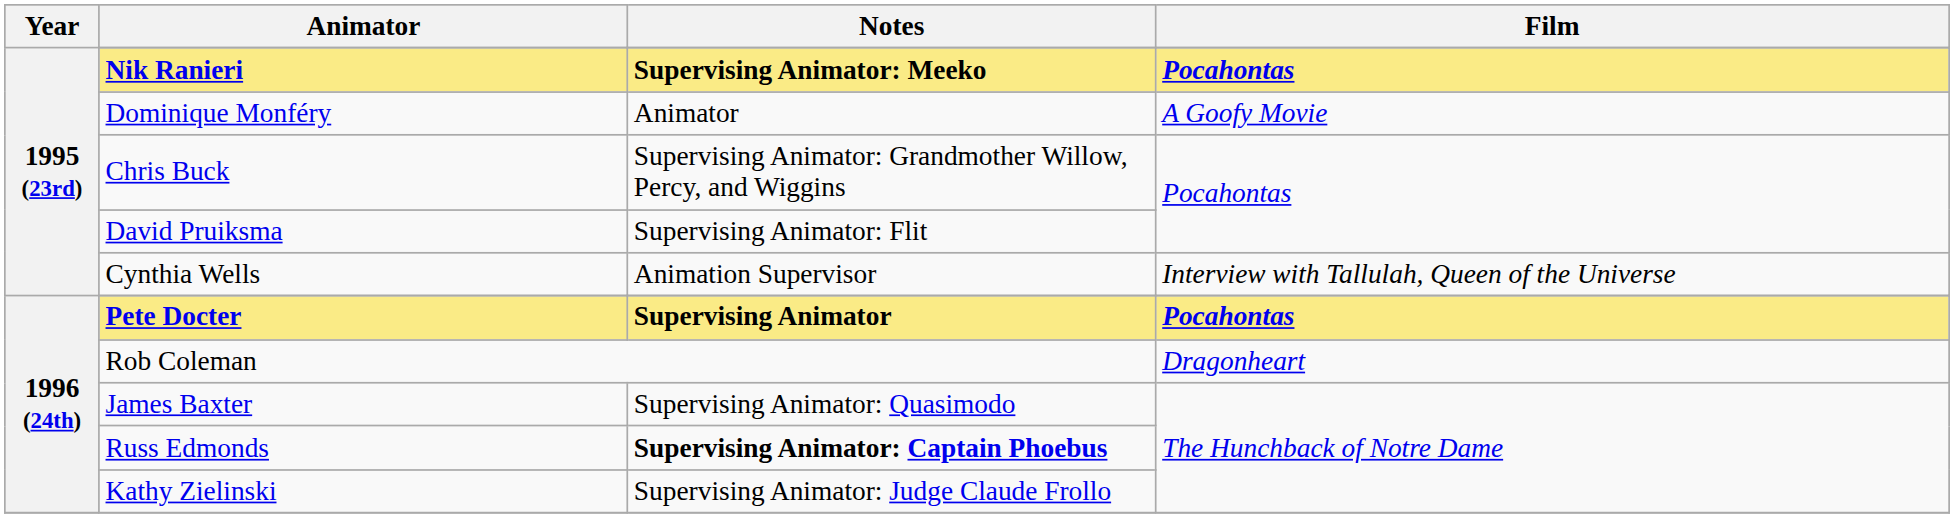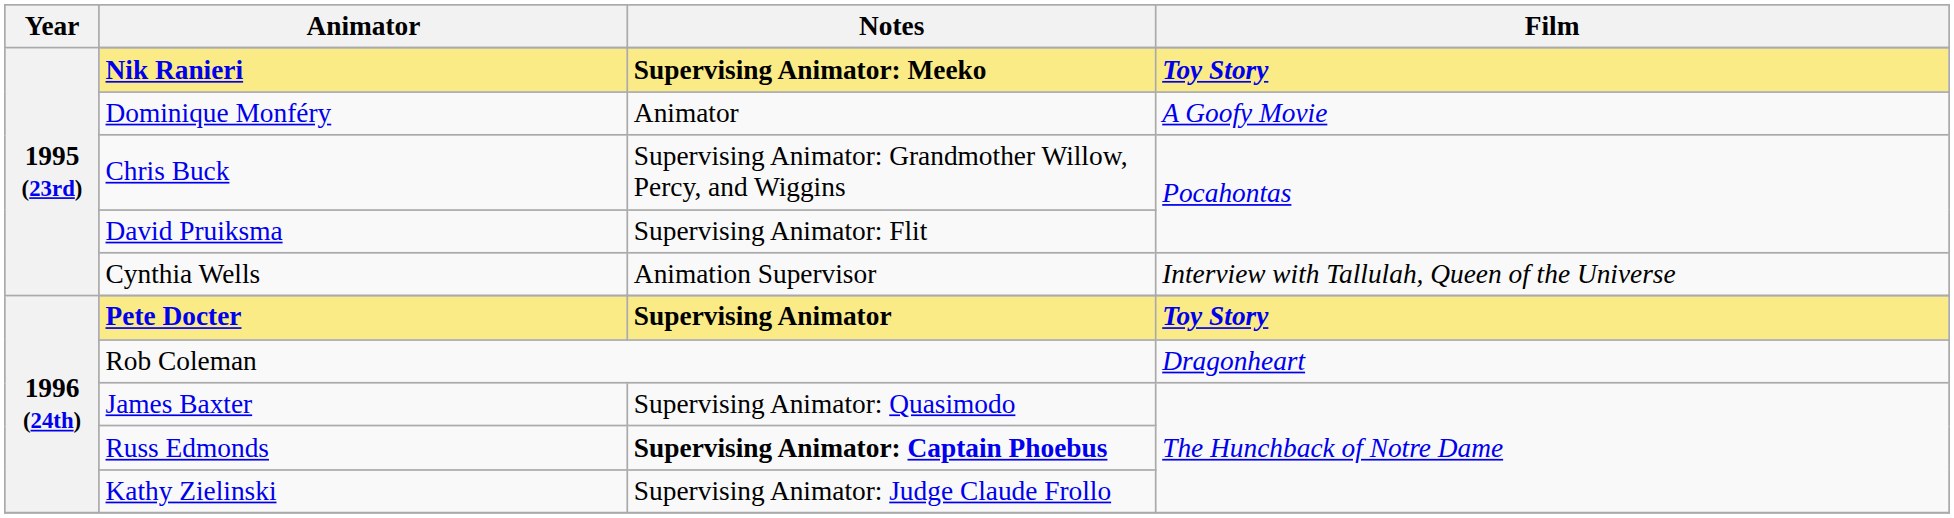(1228, 69) Pocahontas -> (1215, 69) Toy Story
(1228, 317) Pocahontas -> (1215, 317) Toy Story
